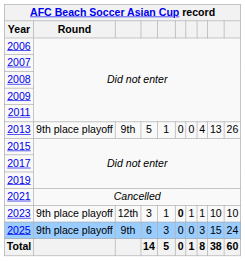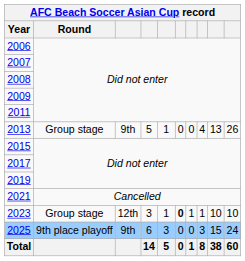(74, 130) 9th place playoff -> (74, 130) Group stage
(74, 213) 9th place playoff -> (74, 213) Group stage
